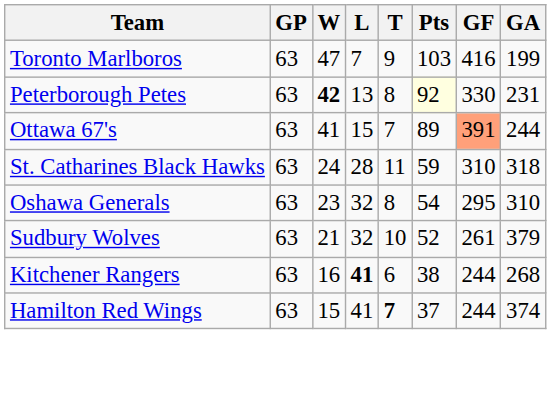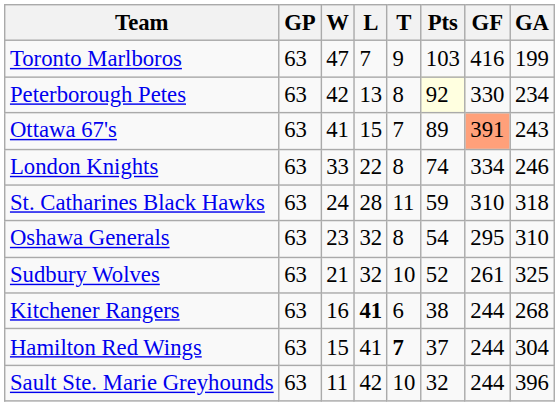(329, 94) bold -> (338, 94) normal
(523, 94) 231 -> (532, 94) 234
(523, 130) 244 -> (532, 130) 243
+ row: (84, 166)
(523, 238) 379 -> (532, 274) 325
(523, 310) 374 -> (532, 346) 304
+ row: (142, 382)
